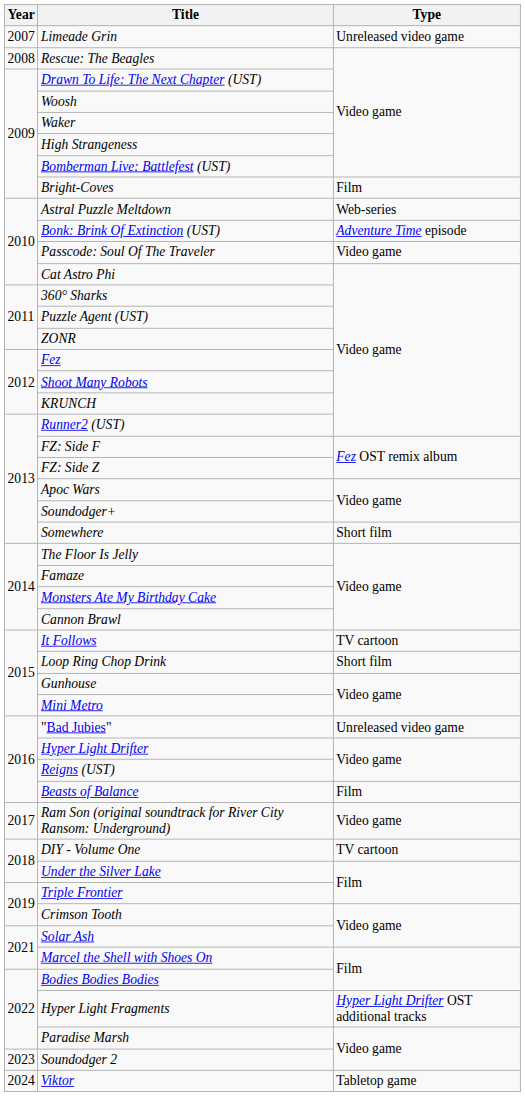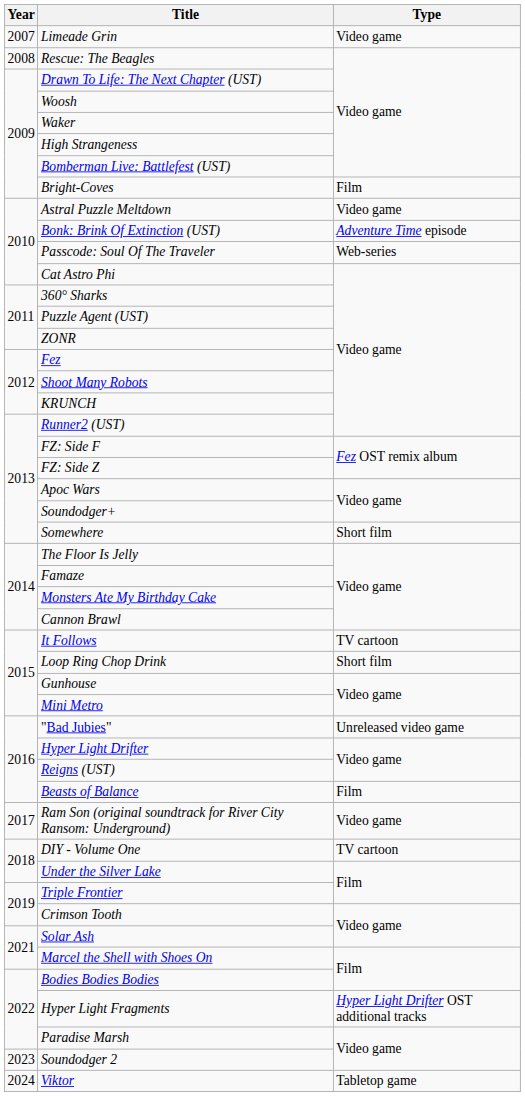(400, 36) Unreleased video game -> (369, 36) Video game
(366, 209) Web-series -> (369, 209) Video game
(369, 252) Video game -> (366, 252) Web-series
